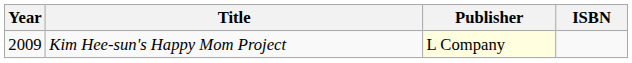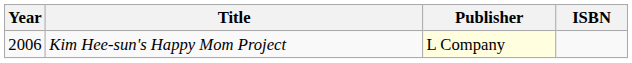(25, 44) 2009 -> (25, 44) 2006
